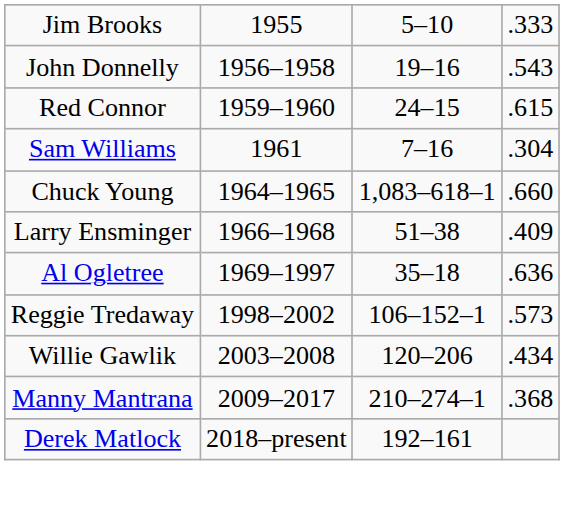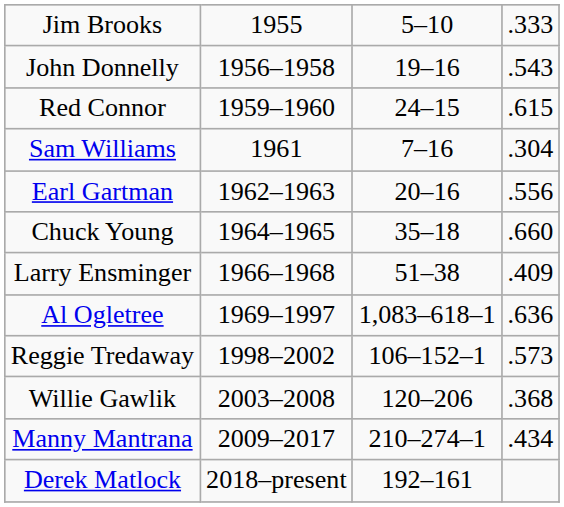+ row: (102, 190)
(427, 190) 1,083–618–1 -> (427, 231) 35–18
(427, 273) 35–18 -> (427, 314) 1,083–618–1
(530, 356) .434 -> (530, 397) .368
(530, 397) .368 -> (530, 438) .434
